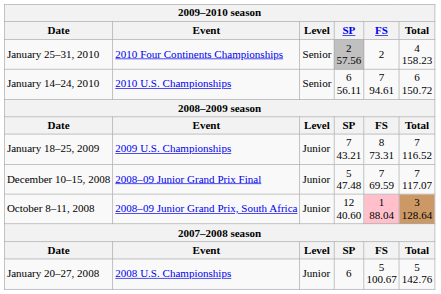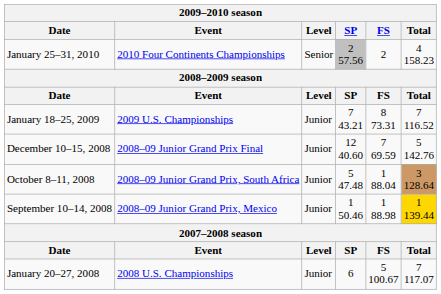- row: (53, 84)
(349, 179) 5 47.48 -> (351, 149) 12 40.60
(417, 179) 7 117.07 -> (419, 149) 5 142.76
(349, 209) 12 40.60 -> (351, 179) 5 47.48
(382, 209) pink background -> (383, 179) no background
+ row: (59, 209)
(417, 274) 5 142.76 -> (419, 274) 7 117.07
